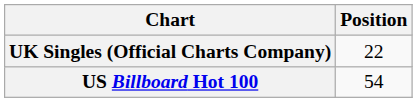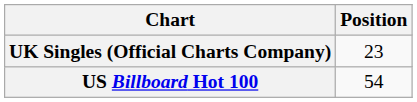(374, 50) 22 -> (374, 50) 23
